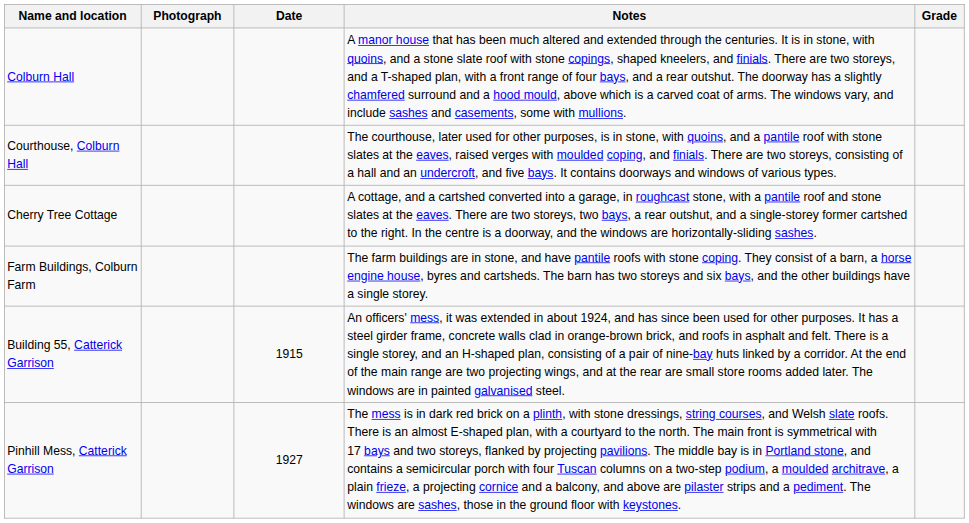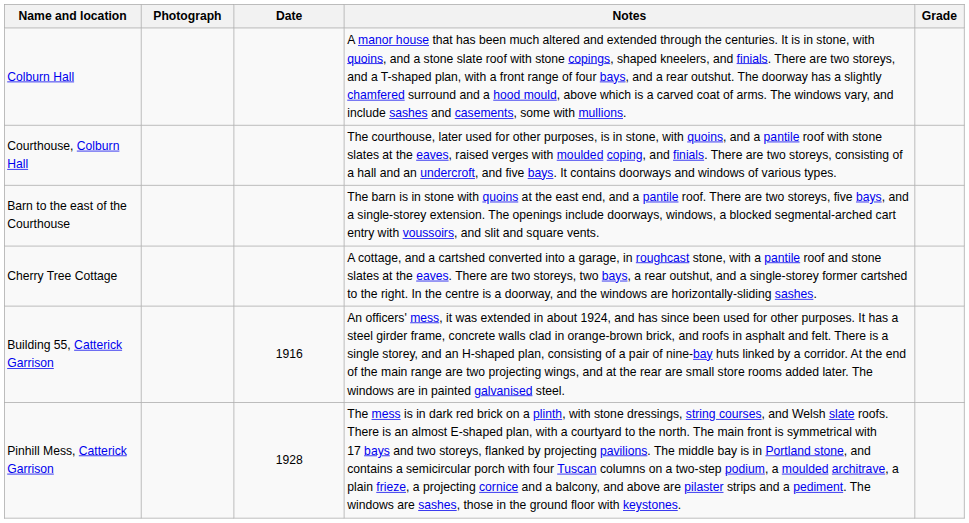+ row: (67, 215)
- row: (72, 275)
(289, 354) 1915 -> (289, 354) 1916
(289, 460) 1927 -> (289, 460) 1928
